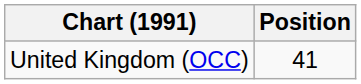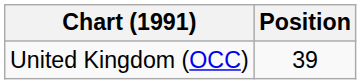(305, 59) 41 -> (305, 59) 39
